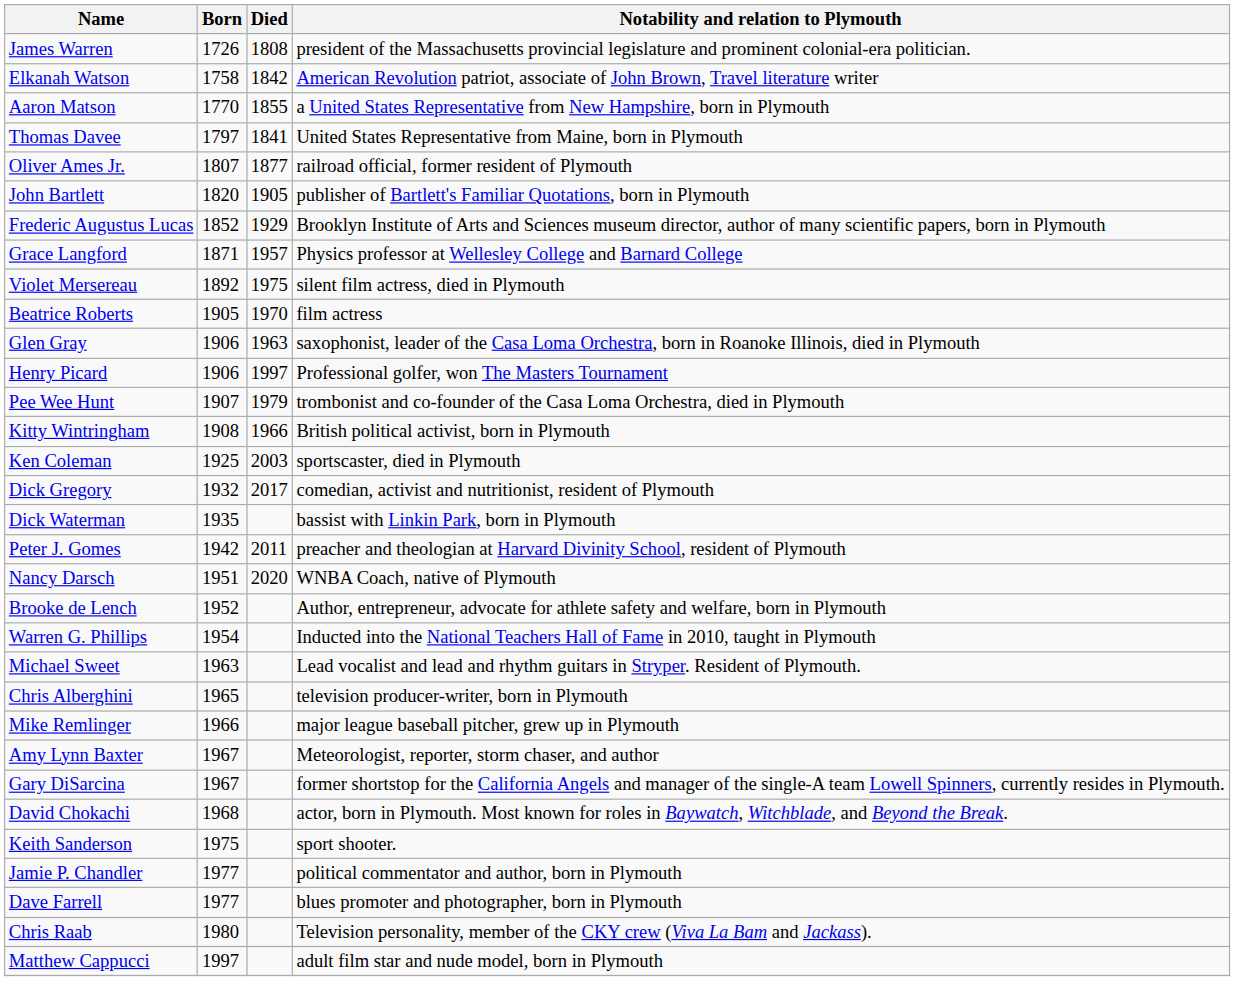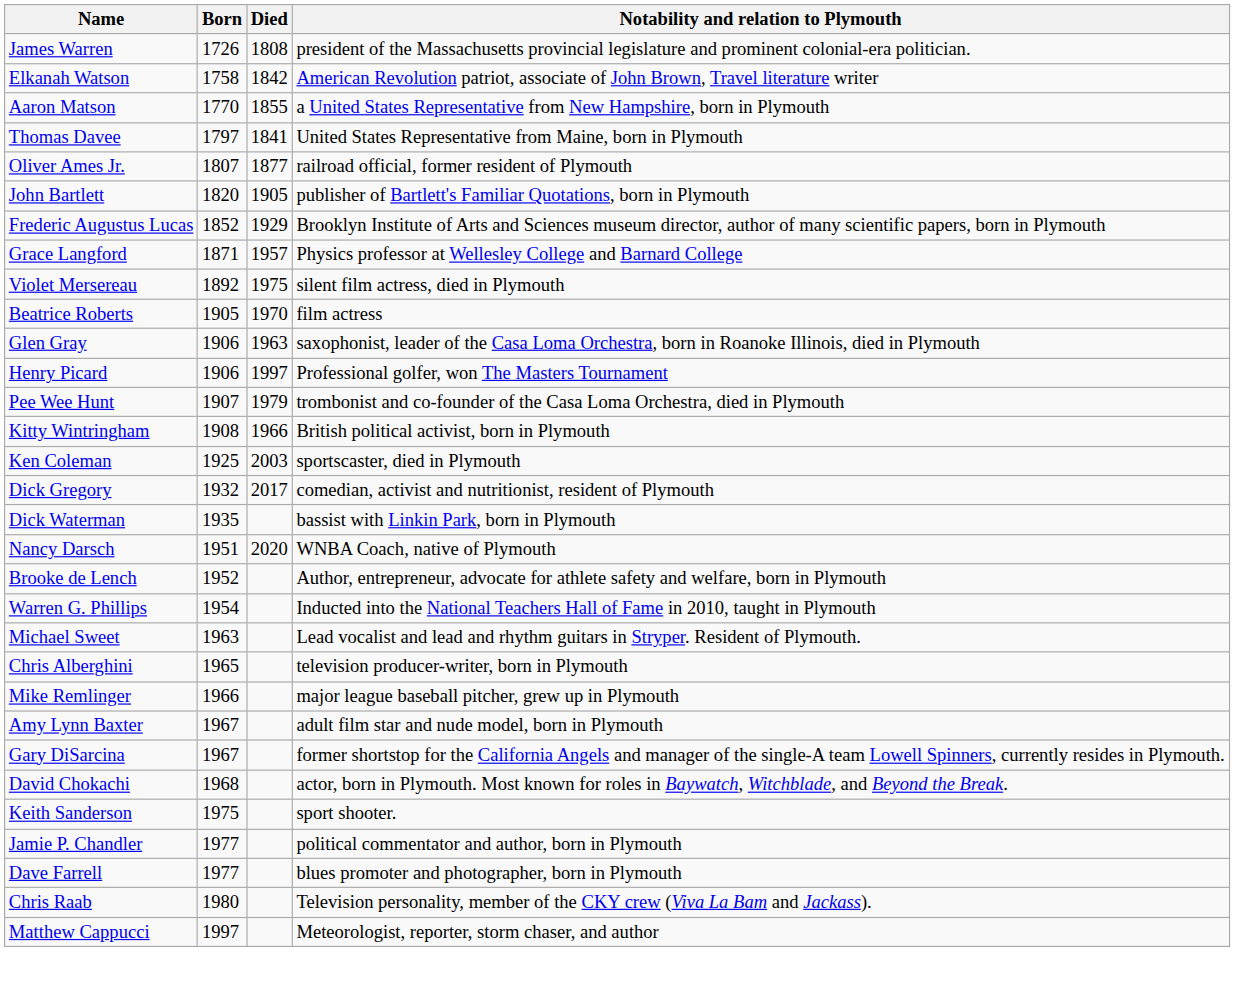- row: (65, 549)
(478, 755) Meteorologist, reporter, storm chaser, and author -> (480, 725) adult film star and nude model, born in Plymouth
(480, 961) adult film star and nude model, born in Plymouth -> (478, 931) Meteorologist, reporter, storm chaser, and author
